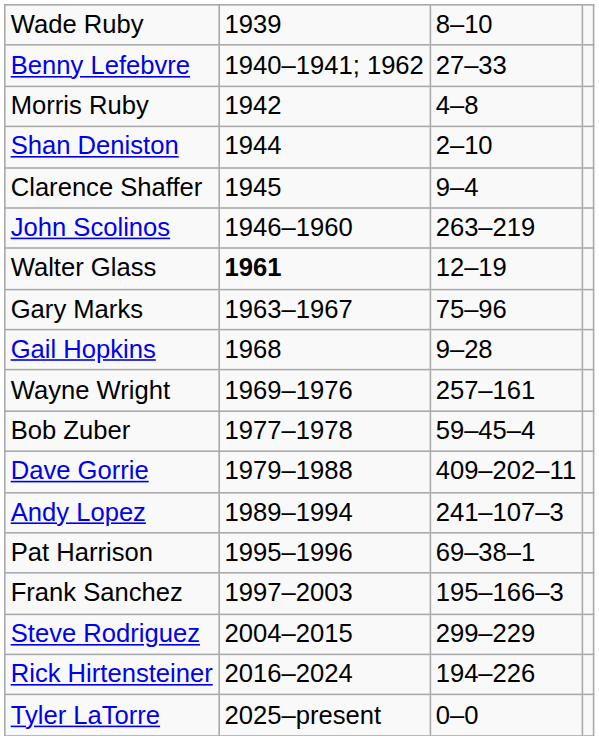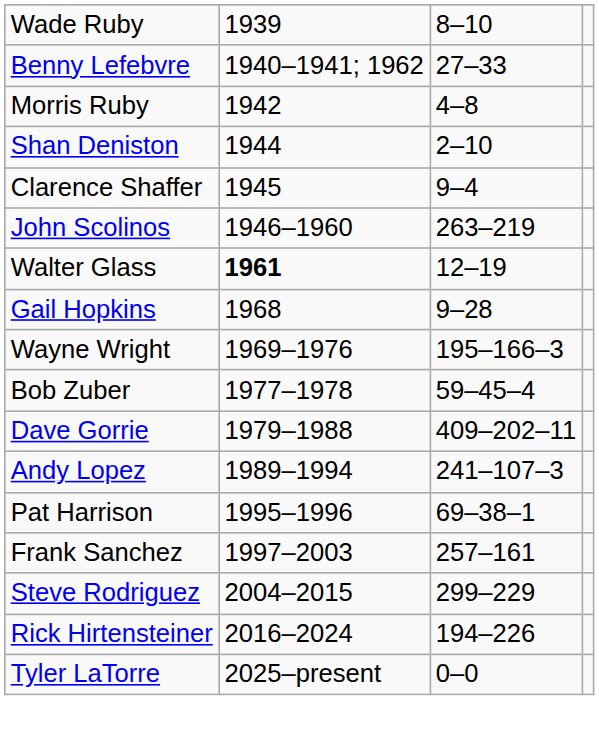- row: (77, 308)
(485, 390) 257–161 -> (500, 349) 195–166–3
(500, 593) 195–166–3 -> (485, 552) 257–161
